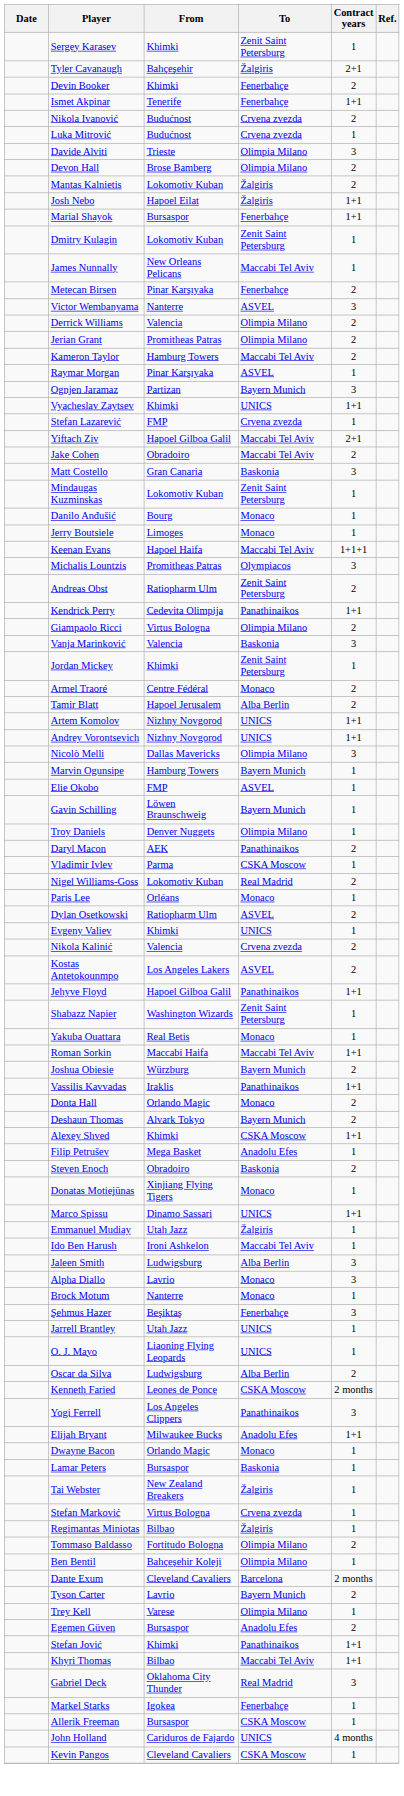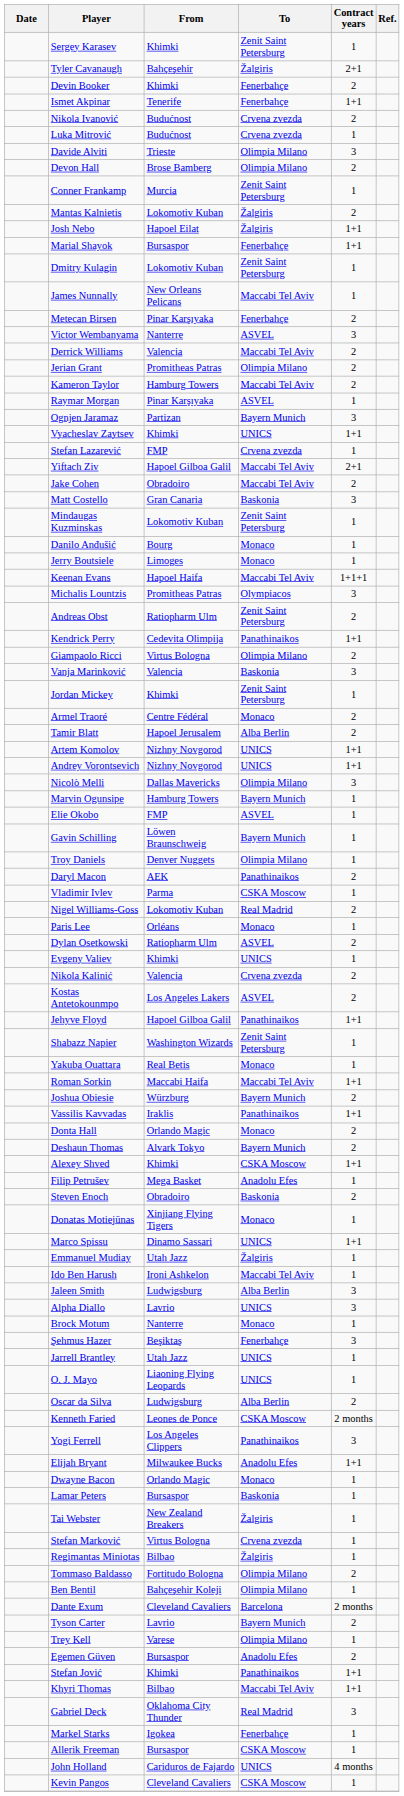+ row: (89, 190)
(274, 323) Olimpia Milano -> (277, 351) Maccabi Tel Aviv
(257, 1279) Monaco -> (256, 1307) UNICS
